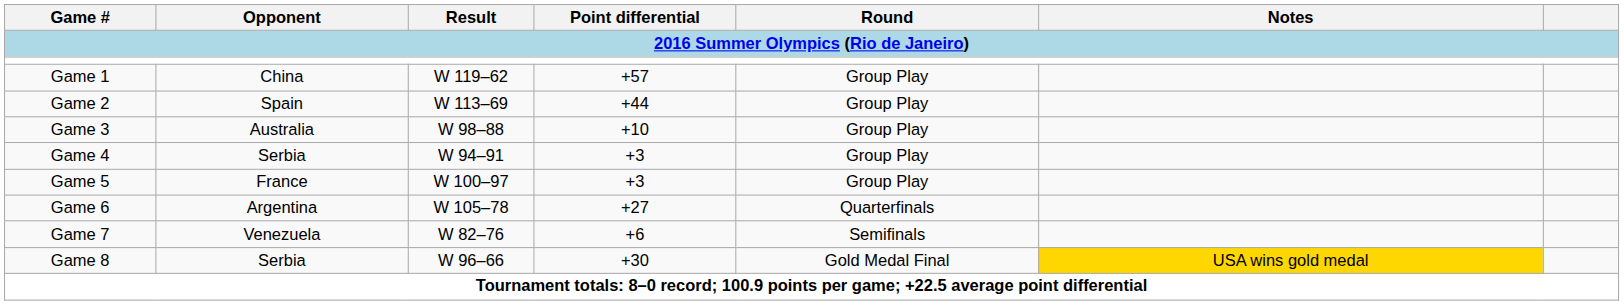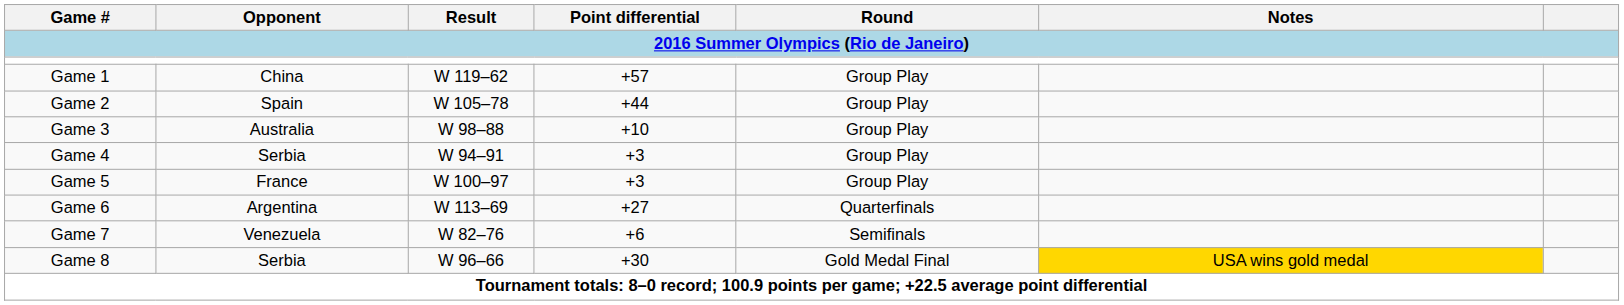(471, 103) W 113–69 -> (471, 103) W 105–78
(471, 208) W 105–78 -> (471, 208) W 113–69
